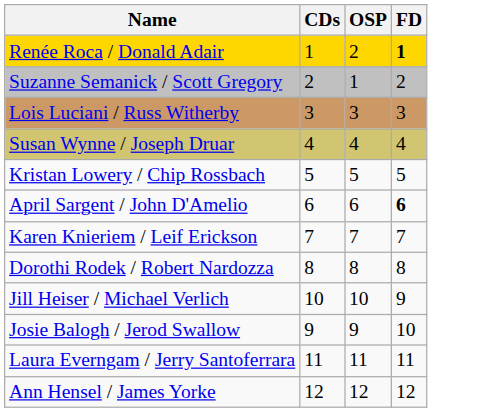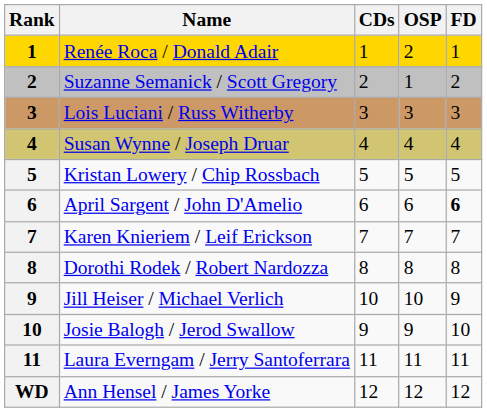+ column: (32, 19)
(401, 50) bold -> (455, 50) normal
